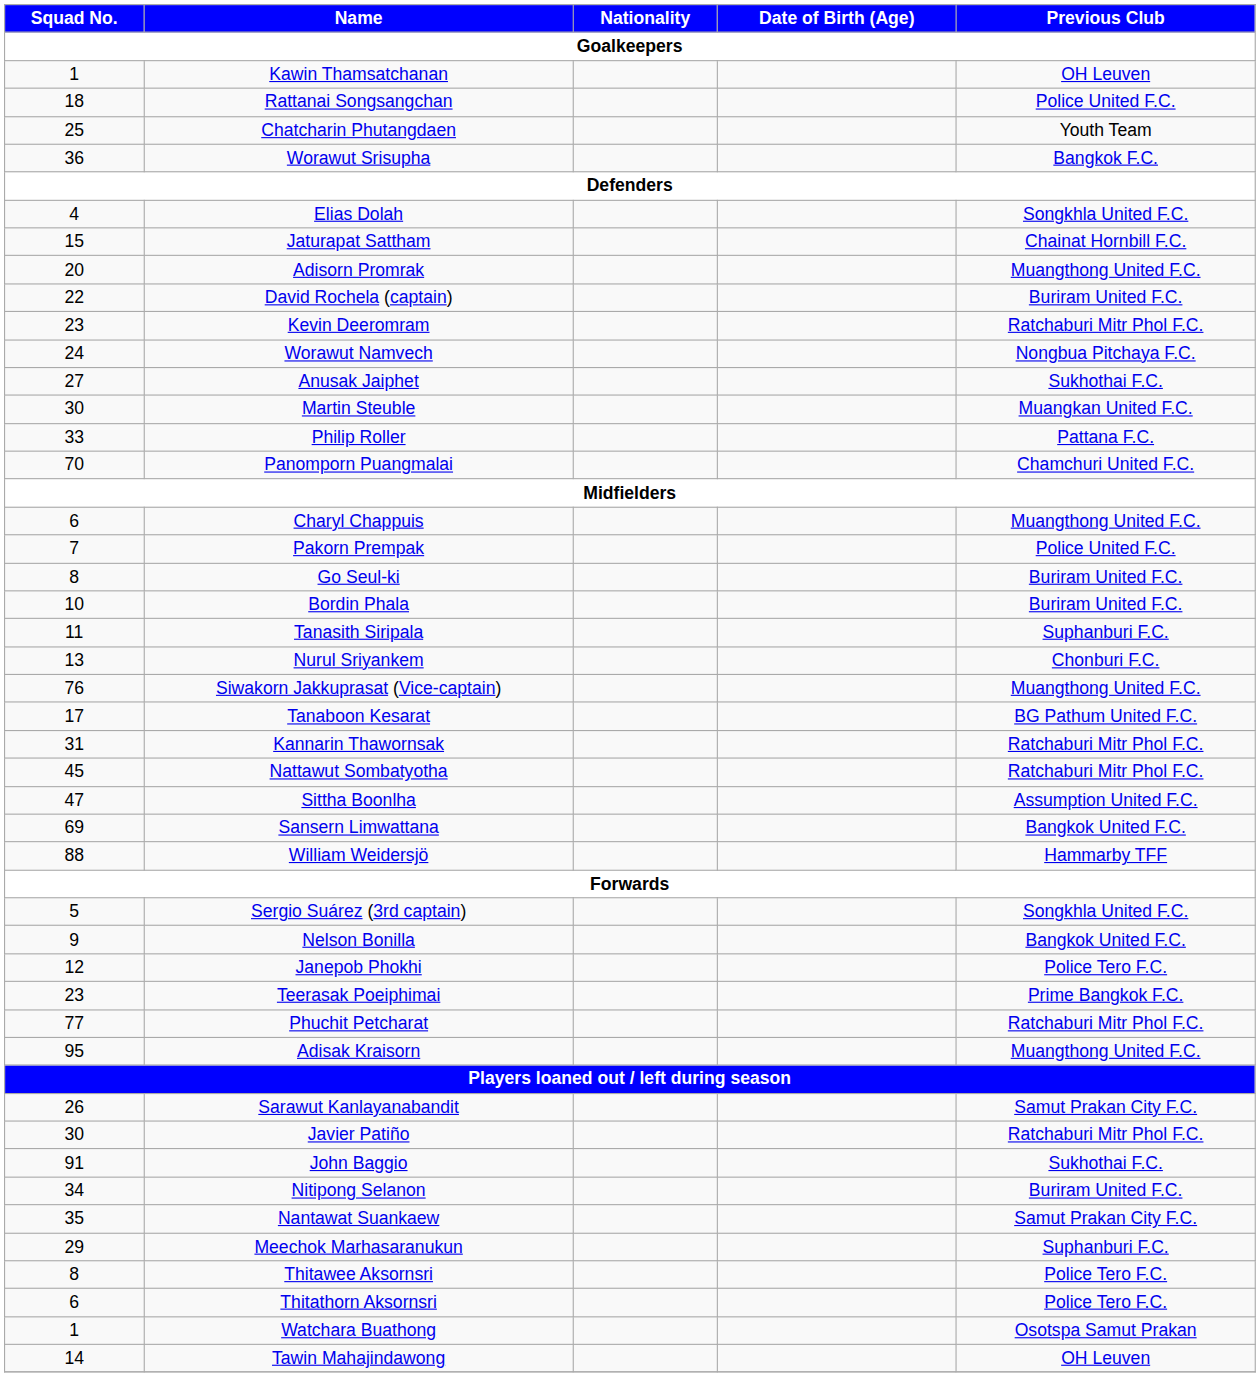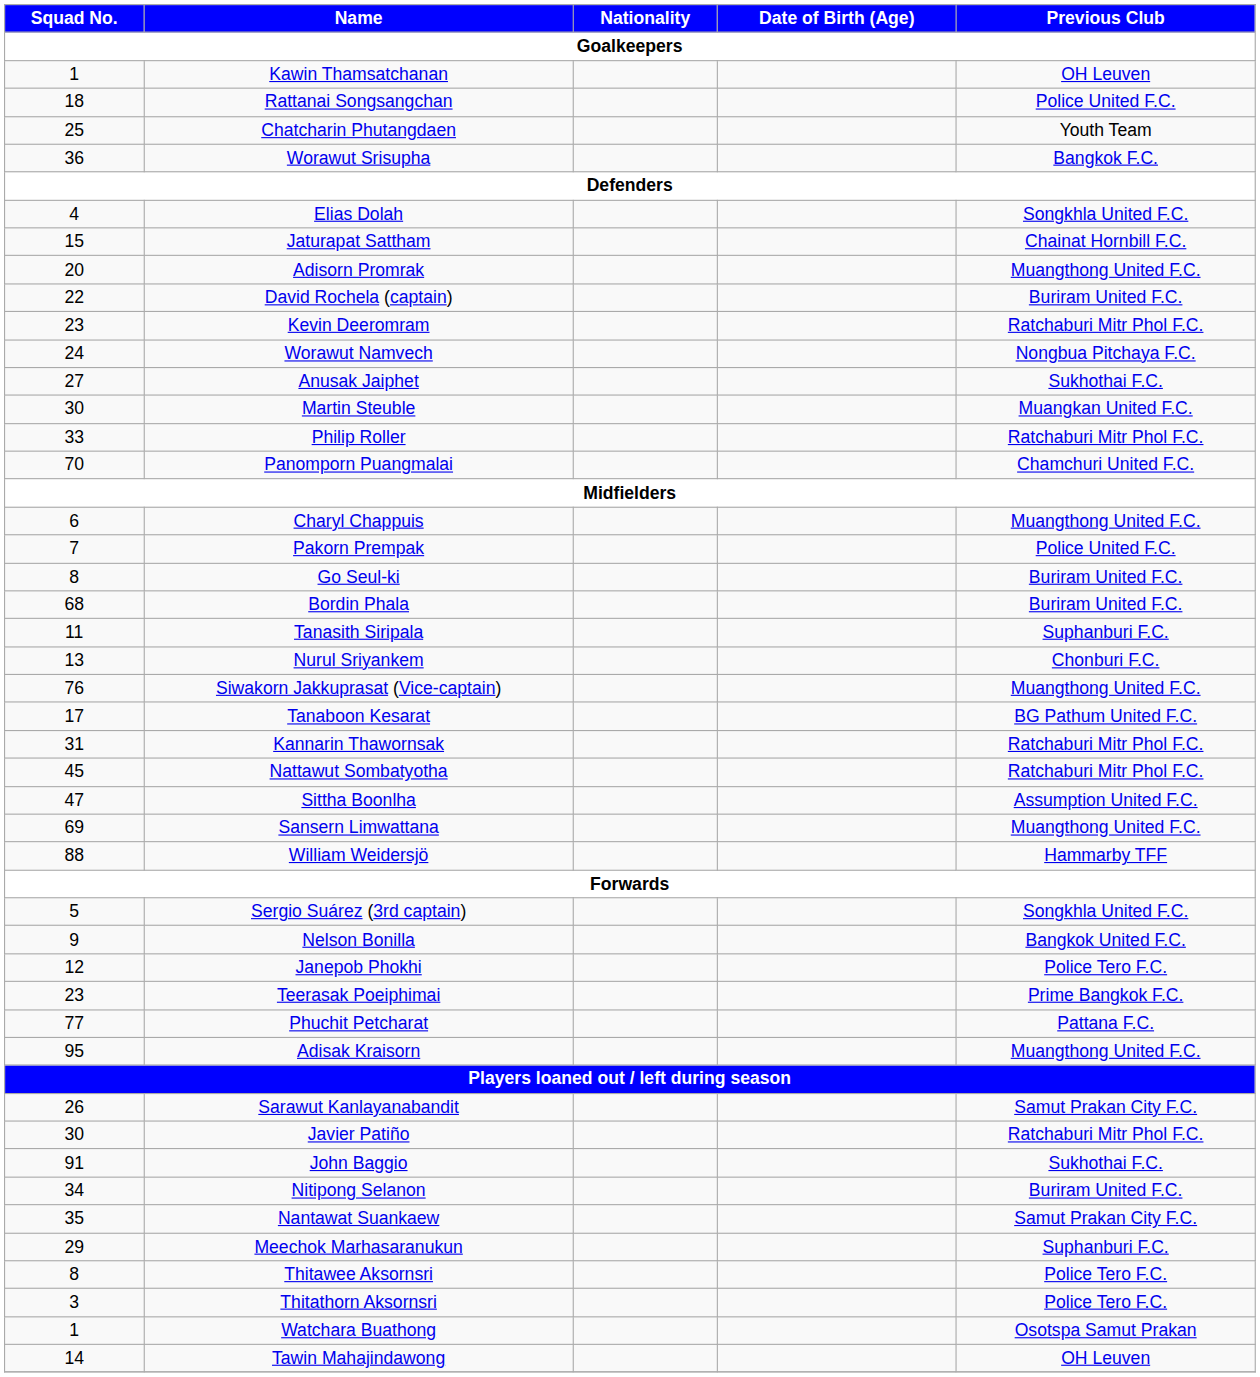(1106, 437) Pattana F.C. -> (1106, 437) Ratchaburi Mitr Phol F.C.
(74, 604) 10 -> (74, 604) 68
(1106, 827) Bangkok United F.C. -> (1106, 827) Muangthong United F.C.
(1106, 1023) Ratchaburi Mitr Phol F.C. -> (1106, 1023) Pattana F.C.
(74, 1302) 6 -> (74, 1302) 3
